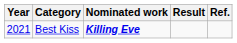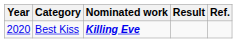(19, 29) 2021 -> (19, 29) 2020
